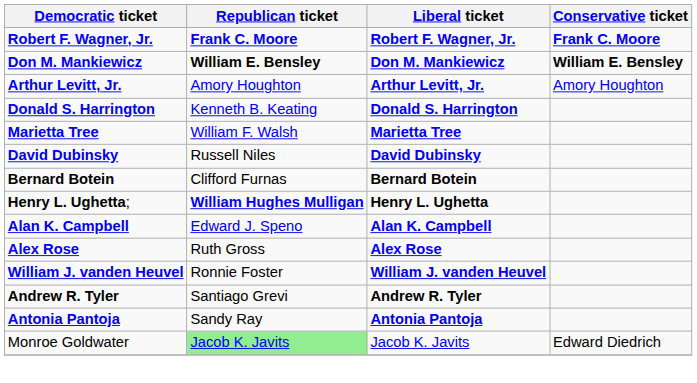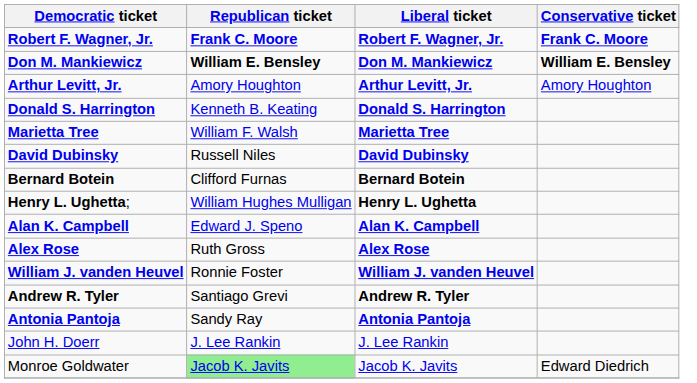(277, 202) bold -> (271, 202) normal
+ row: (54, 343)
